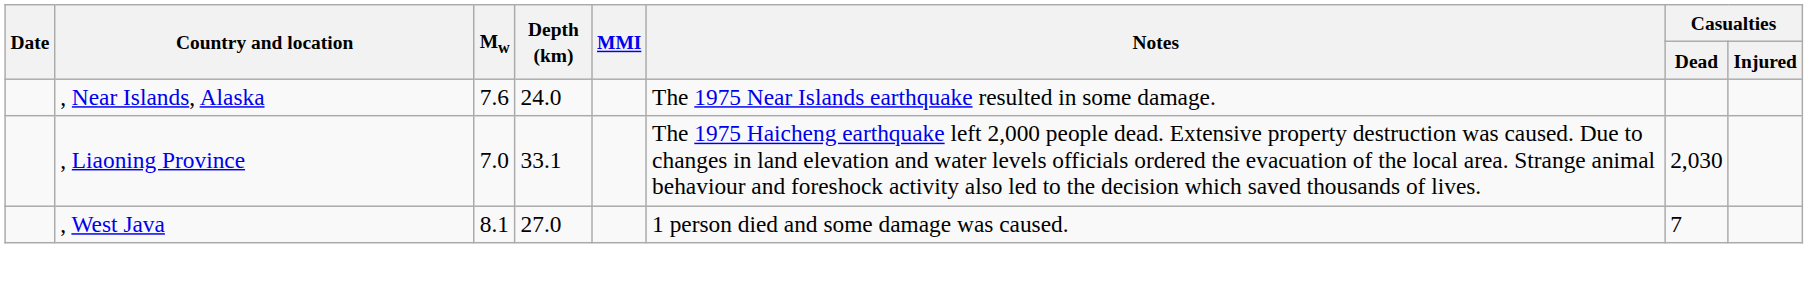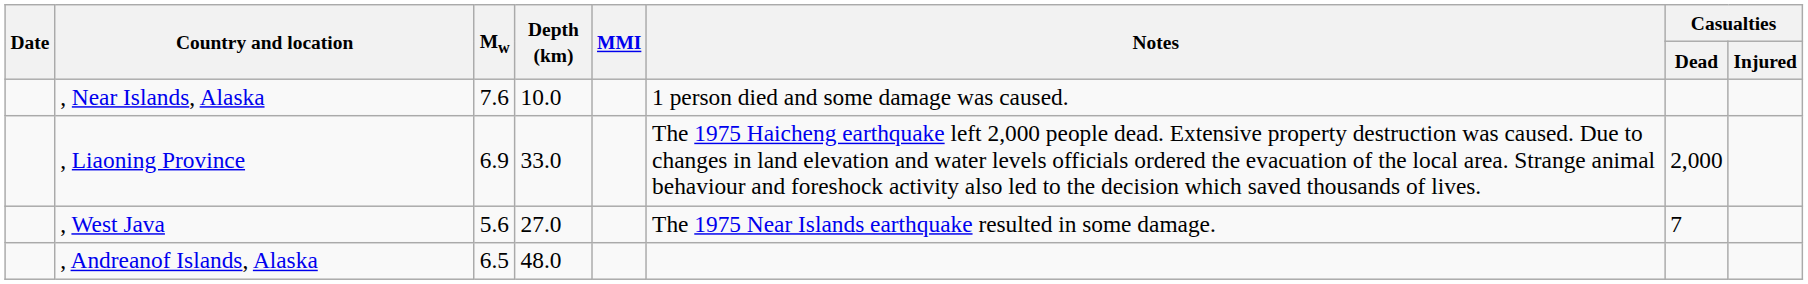(541, 97) 24.0 -> (541, 97) 10.0
(934, 97) The 1975 Near Islands earthquake resulted in some damage. -> (860, 97) 1 person died and some damage was caused.
(494, 160) 7.0 -> (494, 160) 6.9
(541, 160) 33.1 -> (541, 160) 33.0
(1696, 160) 2,030 -> (1696, 160) 2,000
(494, 223) 8.1 -> (494, 223) 5.6
(860, 223) 1 person died and some damage was caused. -> (934, 223) The 1975 Near Islands earthquake resulted in some damage.
+ row: (189, 260)
